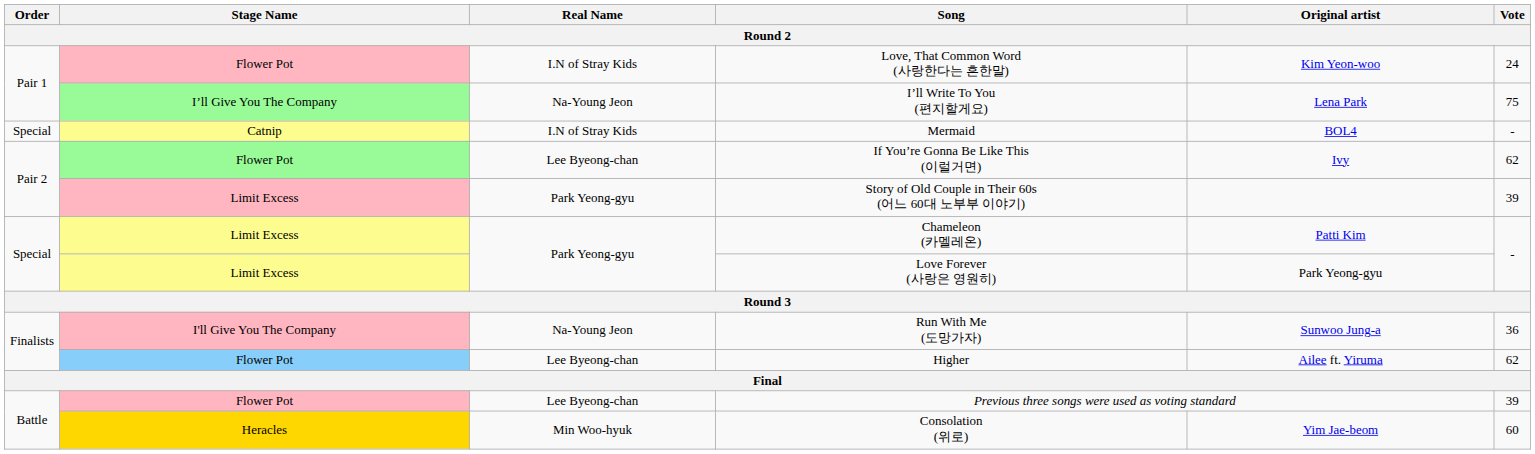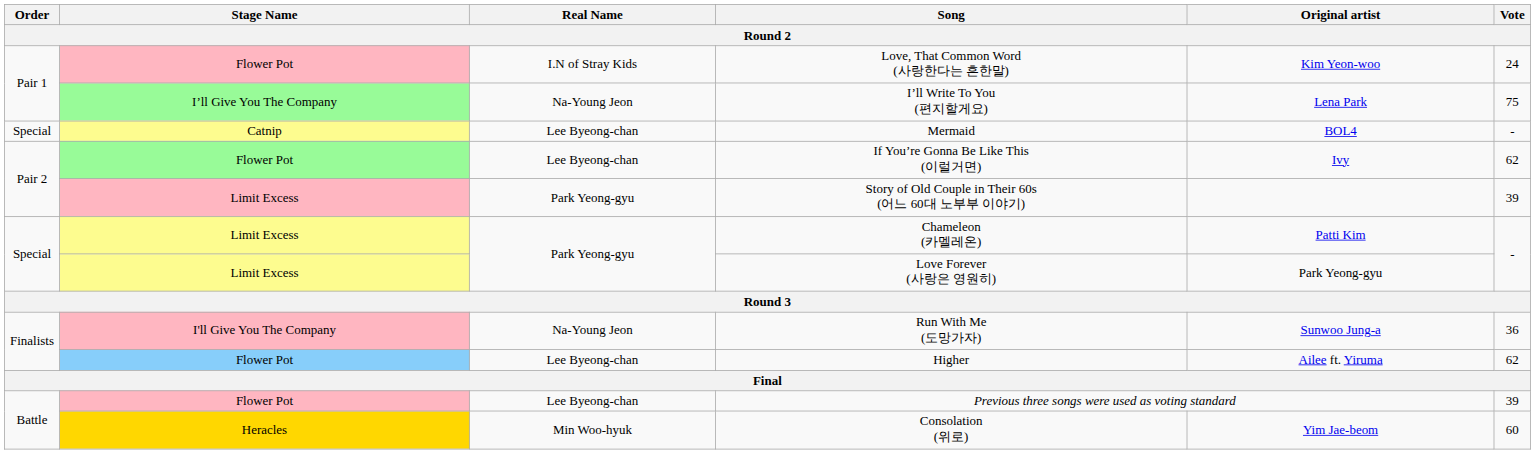(592, 131) I.N of Stray Kids -> (592, 131) Lee Byeong-chan
